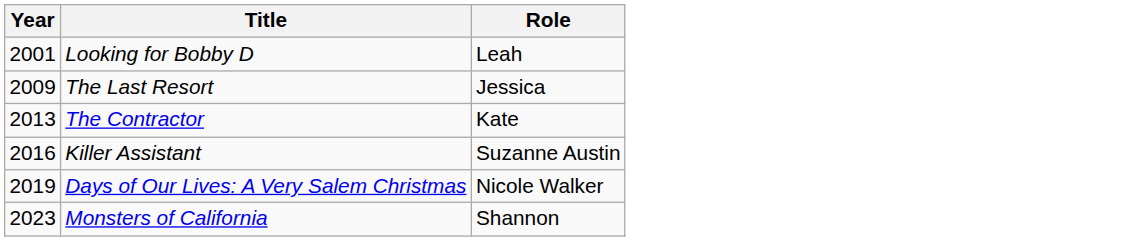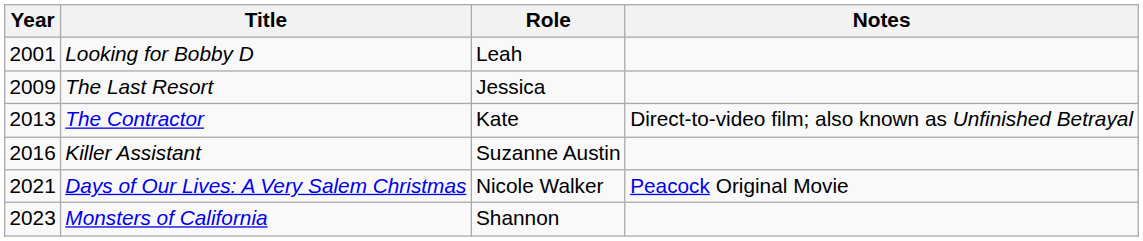+ column: (882, 20)
(33, 185) 2019 -> (33, 185) 2021
